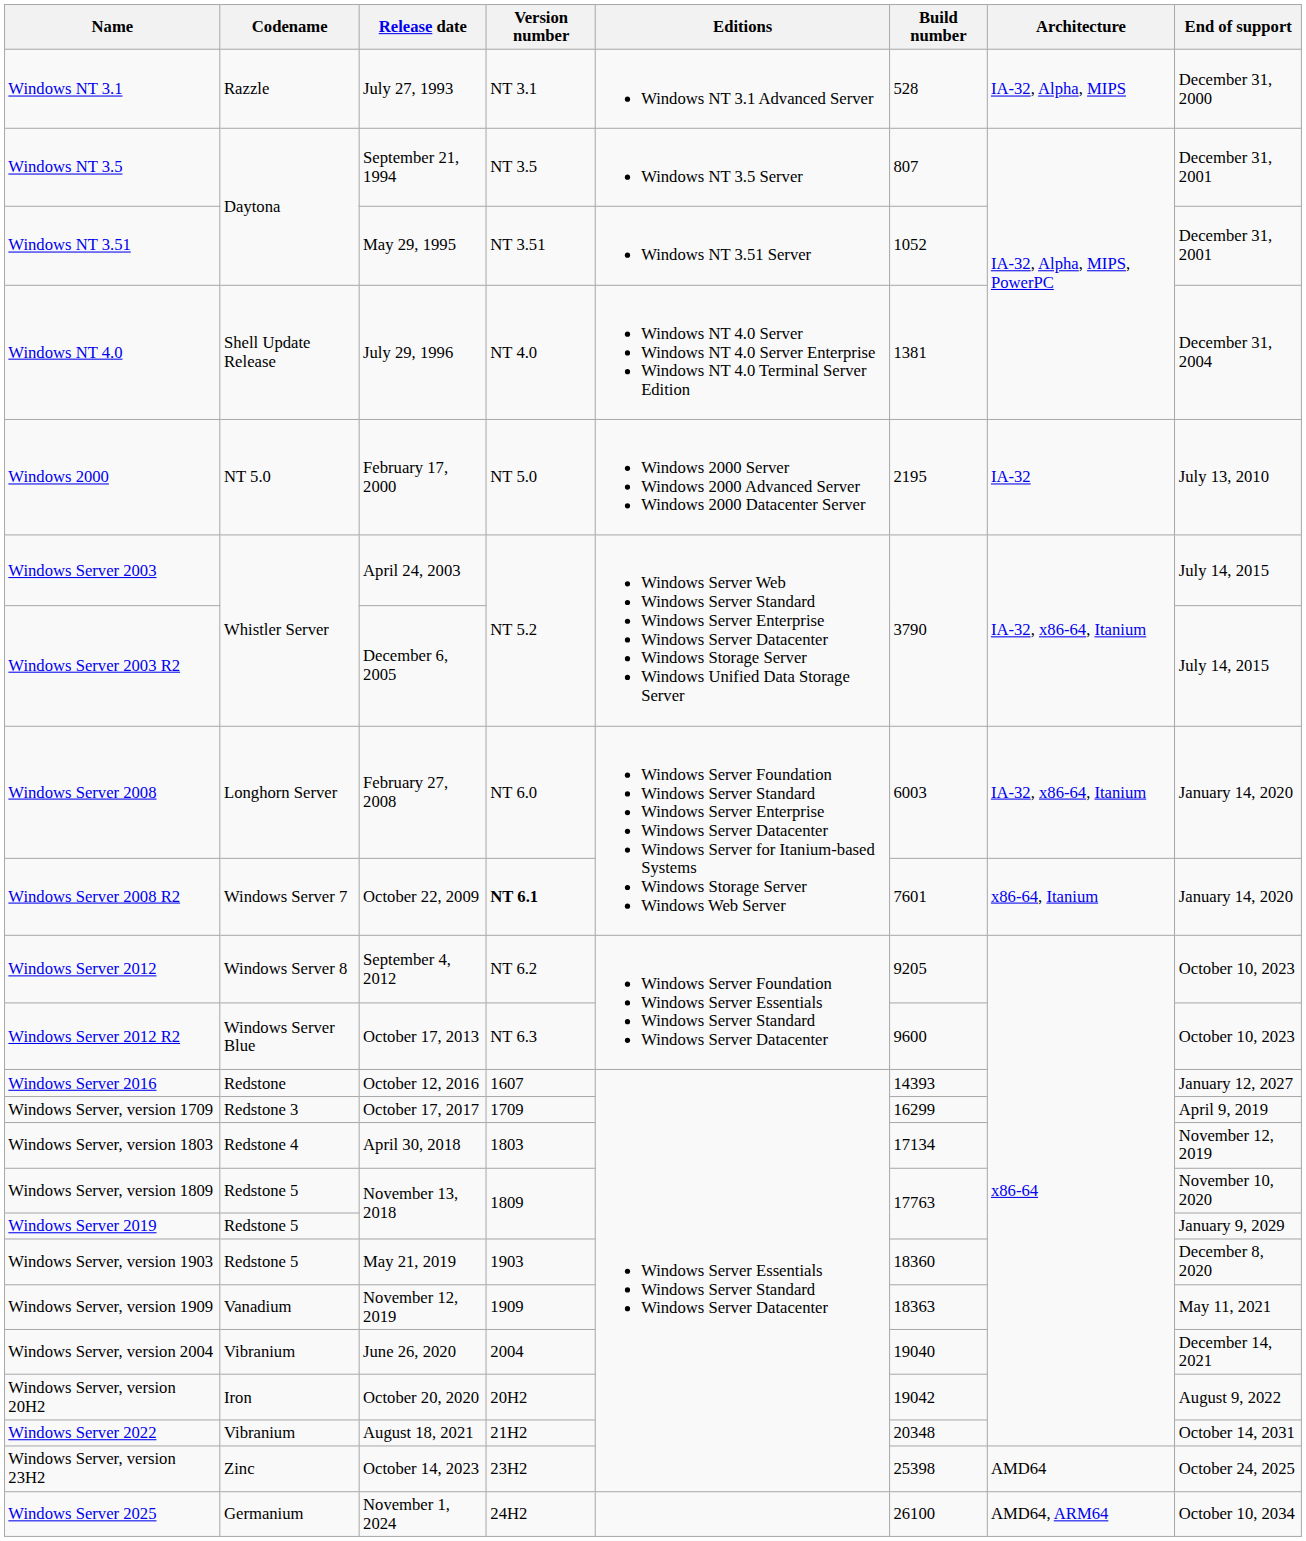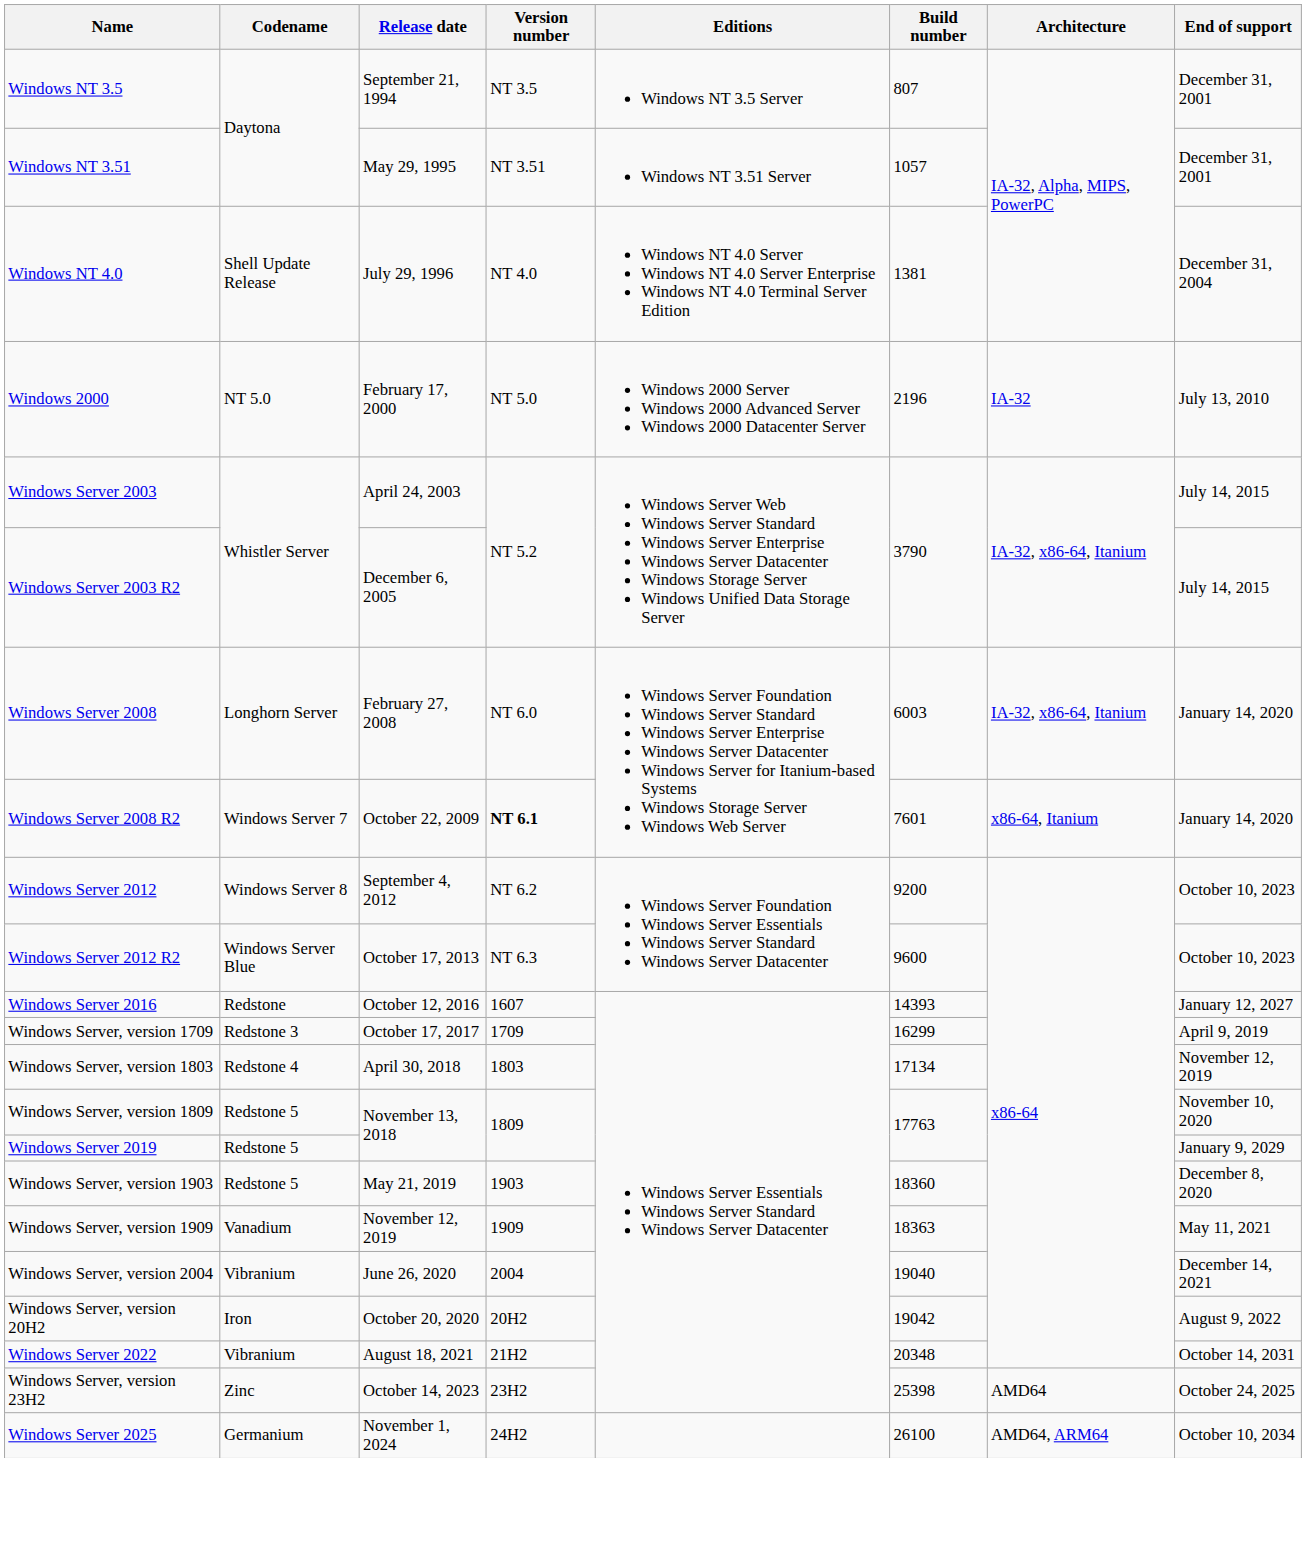- row: (65, 88)
(910, 245) 1052 -> (910, 167) 1057
(910, 477) 2195 -> (910, 398) 2196
(910, 968) 9205 -> (910, 890) 9200
